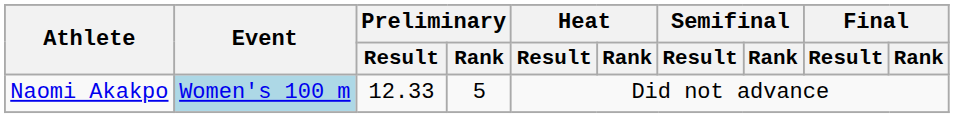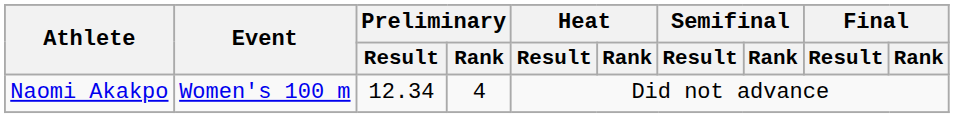(265, 93) lightblue background -> (265, 93) no background
(401, 93) 12.33 -> (401, 93) 12.34
(479, 93) 5 -> (479, 93) 4
